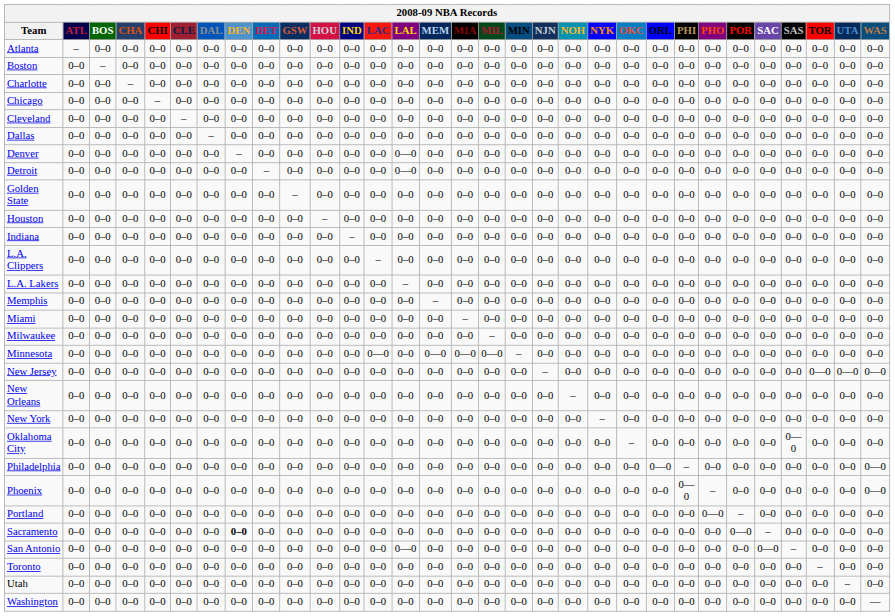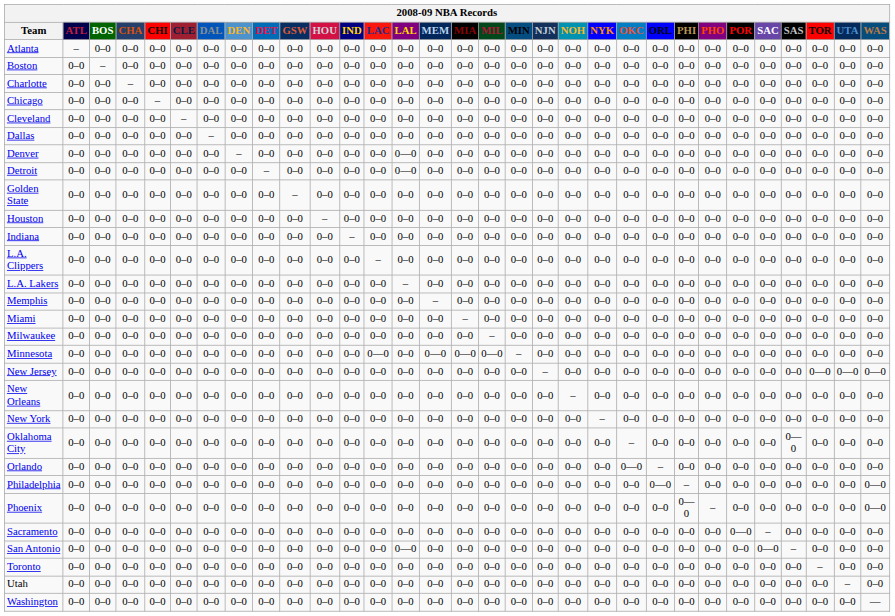+ row: (24, 466)
- row: (25, 514)
(239, 531) bold -> (239, 531) normal
